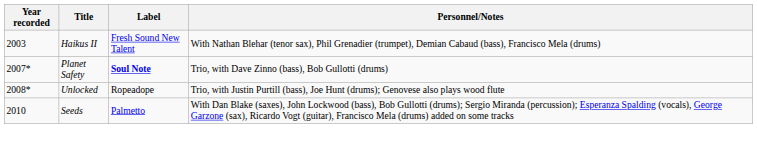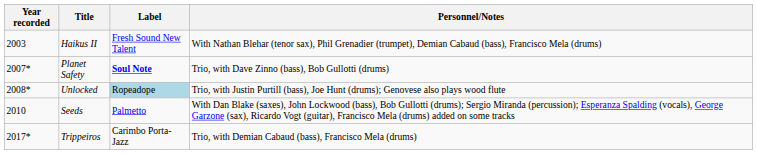(133, 90) no background -> (134, 90) lightblue background
+ row: (81, 136)
